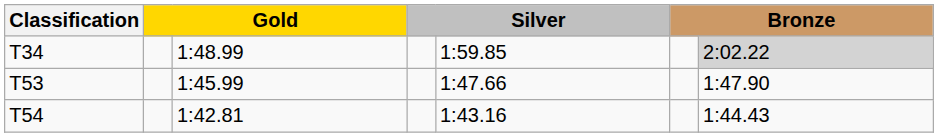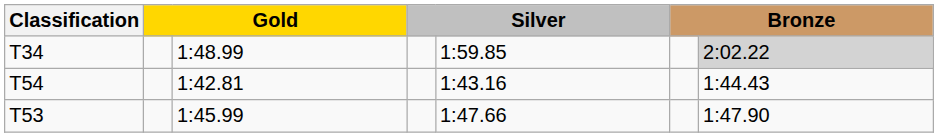rows swapped: (26, 83) <-> (26, 115)
